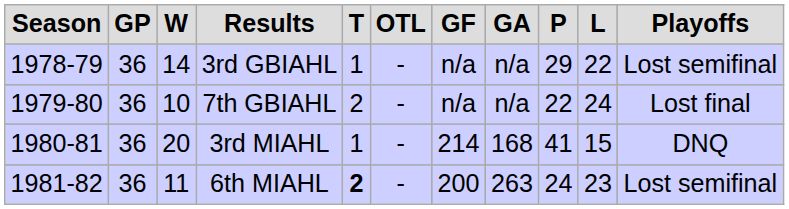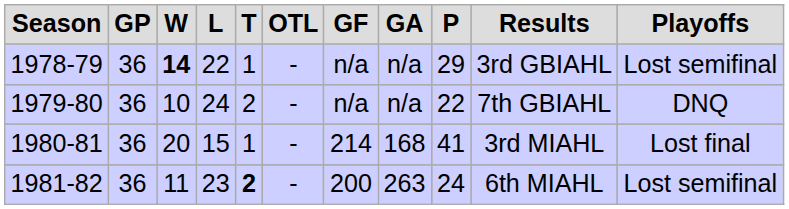columns swapped: (598, 24) <-> (269, 24)
(176, 64) normal -> (176, 64) bold
(700, 104) Lost final -> (700, 104) DNQ
(700, 143) DNQ -> (700, 143) Lost final
